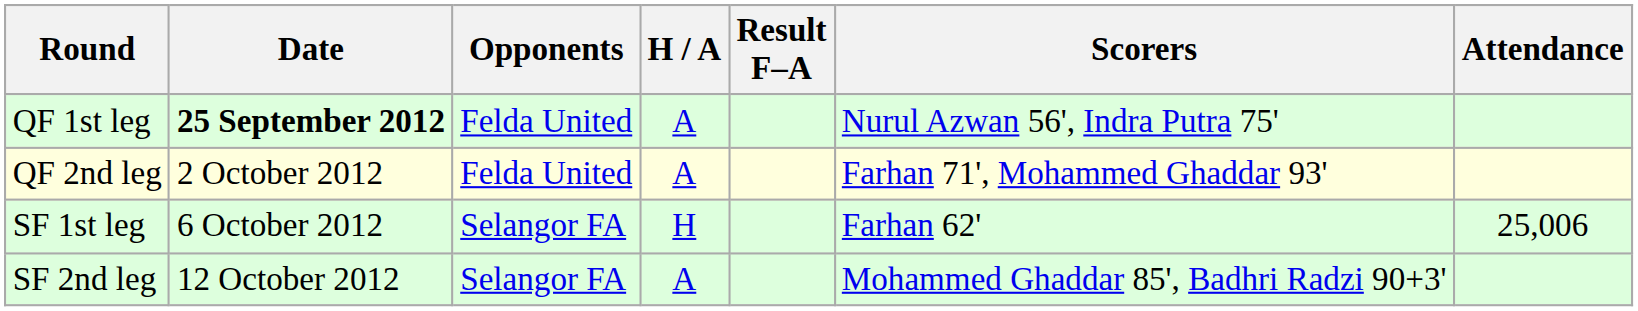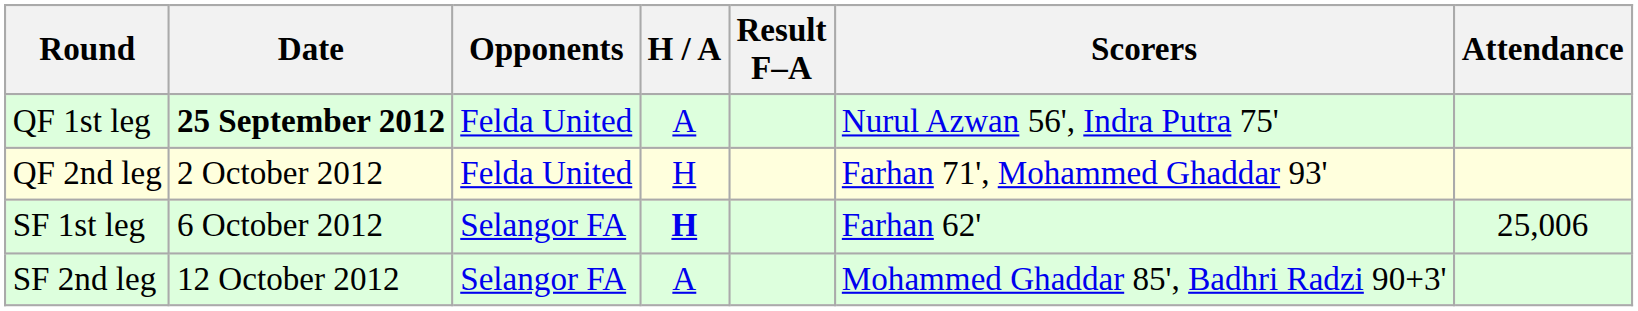(684, 173) A -> (684, 173) H
(684, 225) normal -> (684, 225) bold
